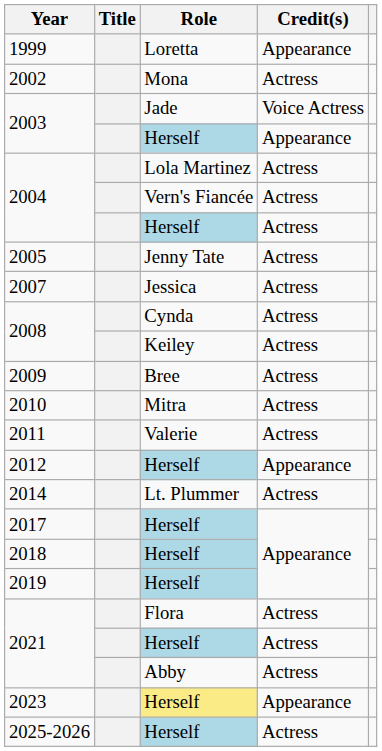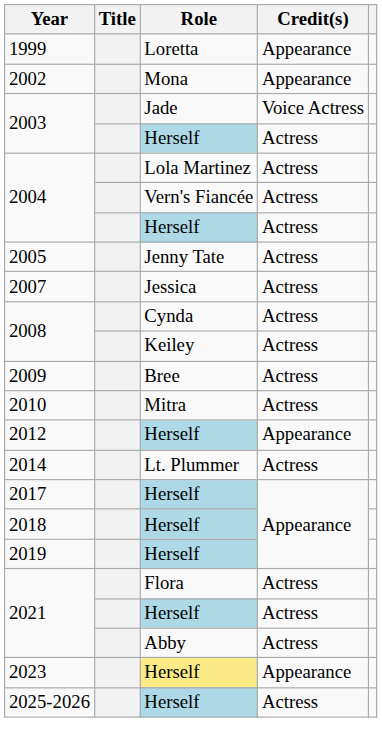(290, 78) Actress -> (307, 78) Appearance
(307, 138) Appearance -> (290, 138) Actress
- row: (27, 434)
